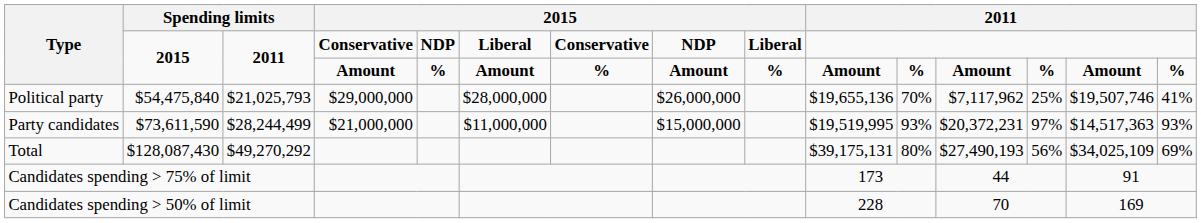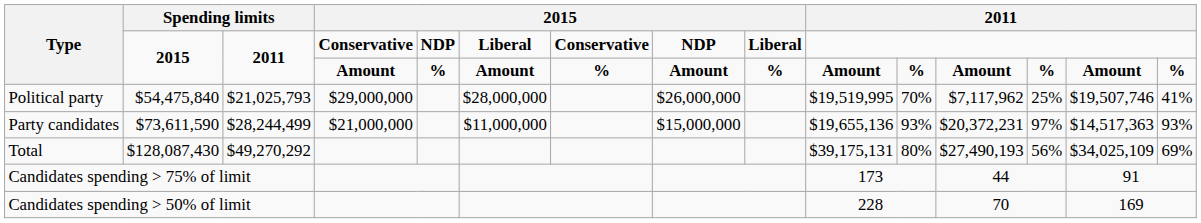(851, 97) $19,655,136 -> (851, 97) $19,519,995
(851, 124) $19,519,995 -> (851, 124) $19,655,136
